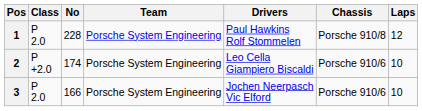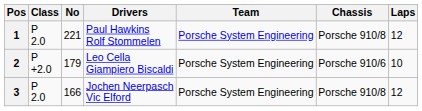columns swapped: (154, 13) <-> (270, 13)
(72, 35) 228 -> (72, 35) 221
(72, 64) 174 -> (72, 64) 179
(352, 92) Porsche 910/6 -> (352, 92) Porsche 910/8
(397, 92) 10 -> (397, 92) 12
